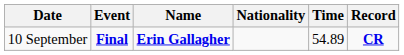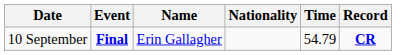(183, 38) bold -> (179, 38) normal
(328, 38) 54.89 -> (320, 38) 54.79
